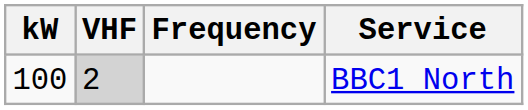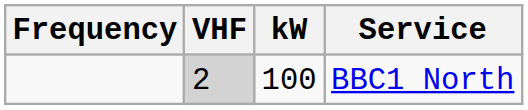columns swapped: (234, 30) <-> (40, 30)
